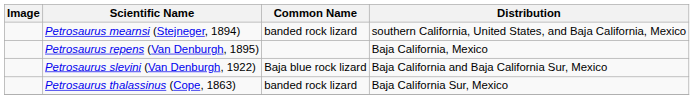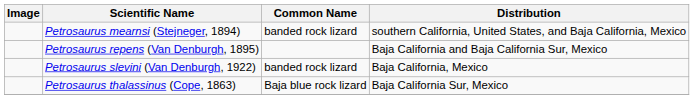(430, 49) Baja California, Mexico -> (489, 49) Baja California and Baja California Sur, Mexico
(315, 67) Baja blue rock lizard -> (311, 67) banded rock lizard
(489, 67) Baja California and Baja California Sur, Mexico -> (430, 67) Baja California, Mexico
(311, 85) banded rock lizard -> (315, 85) Baja blue rock lizard
